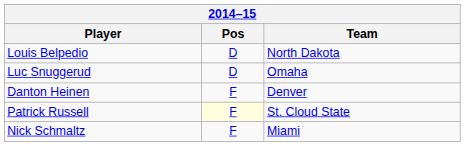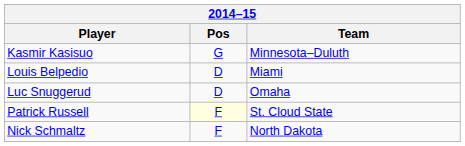+ row: (50, 53)
(303, 53) North Dakota -> (266, 72) Miami
- row: (48, 92)
(284, 131) Miami -> (286, 131) North Dakota
